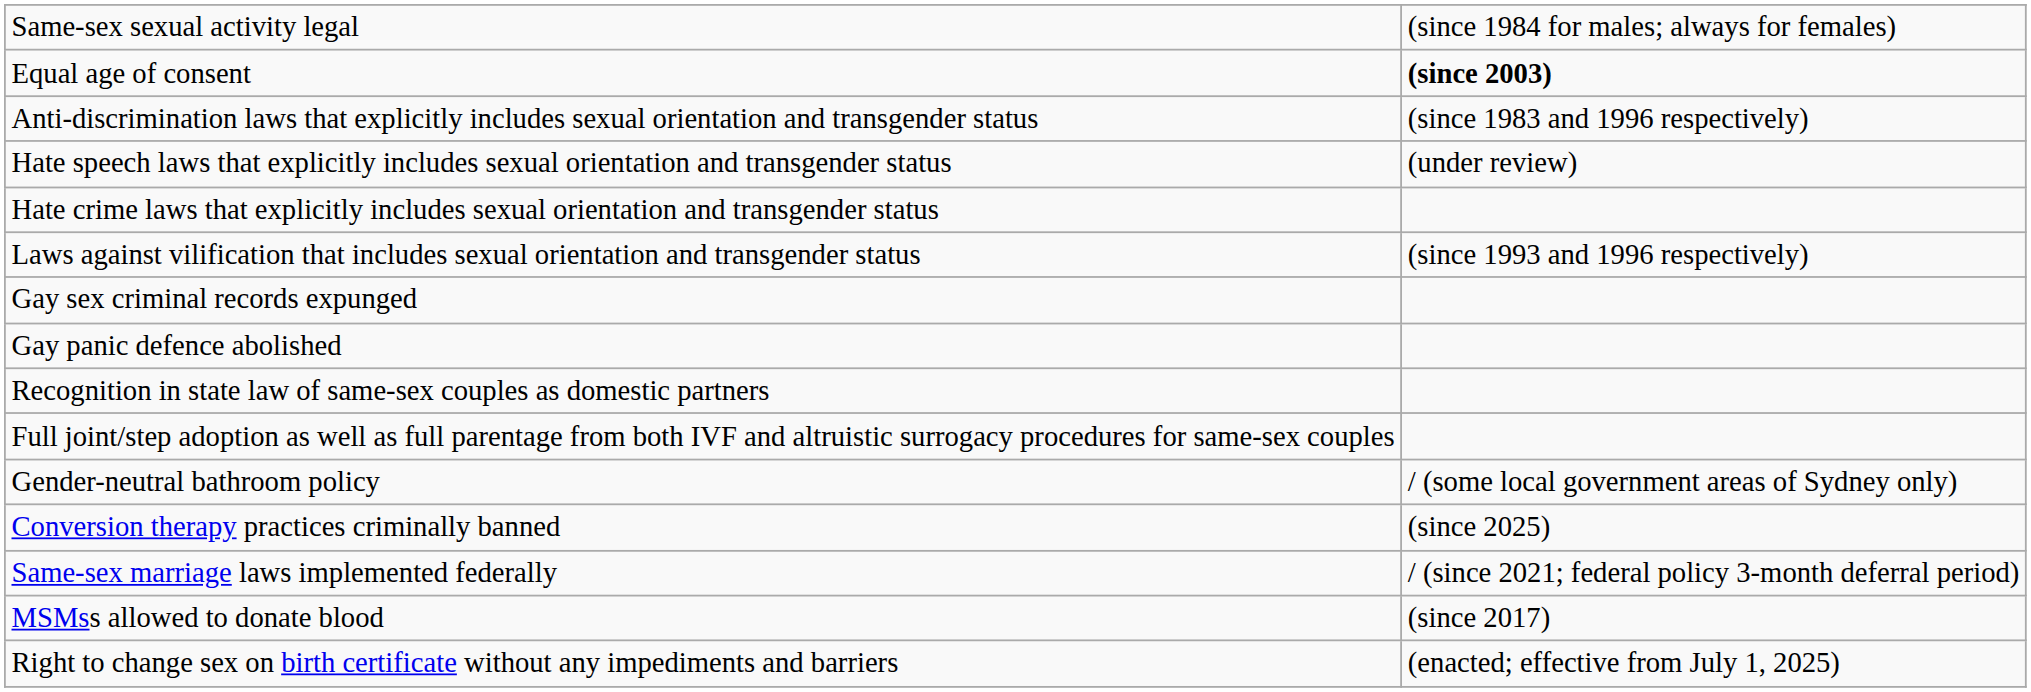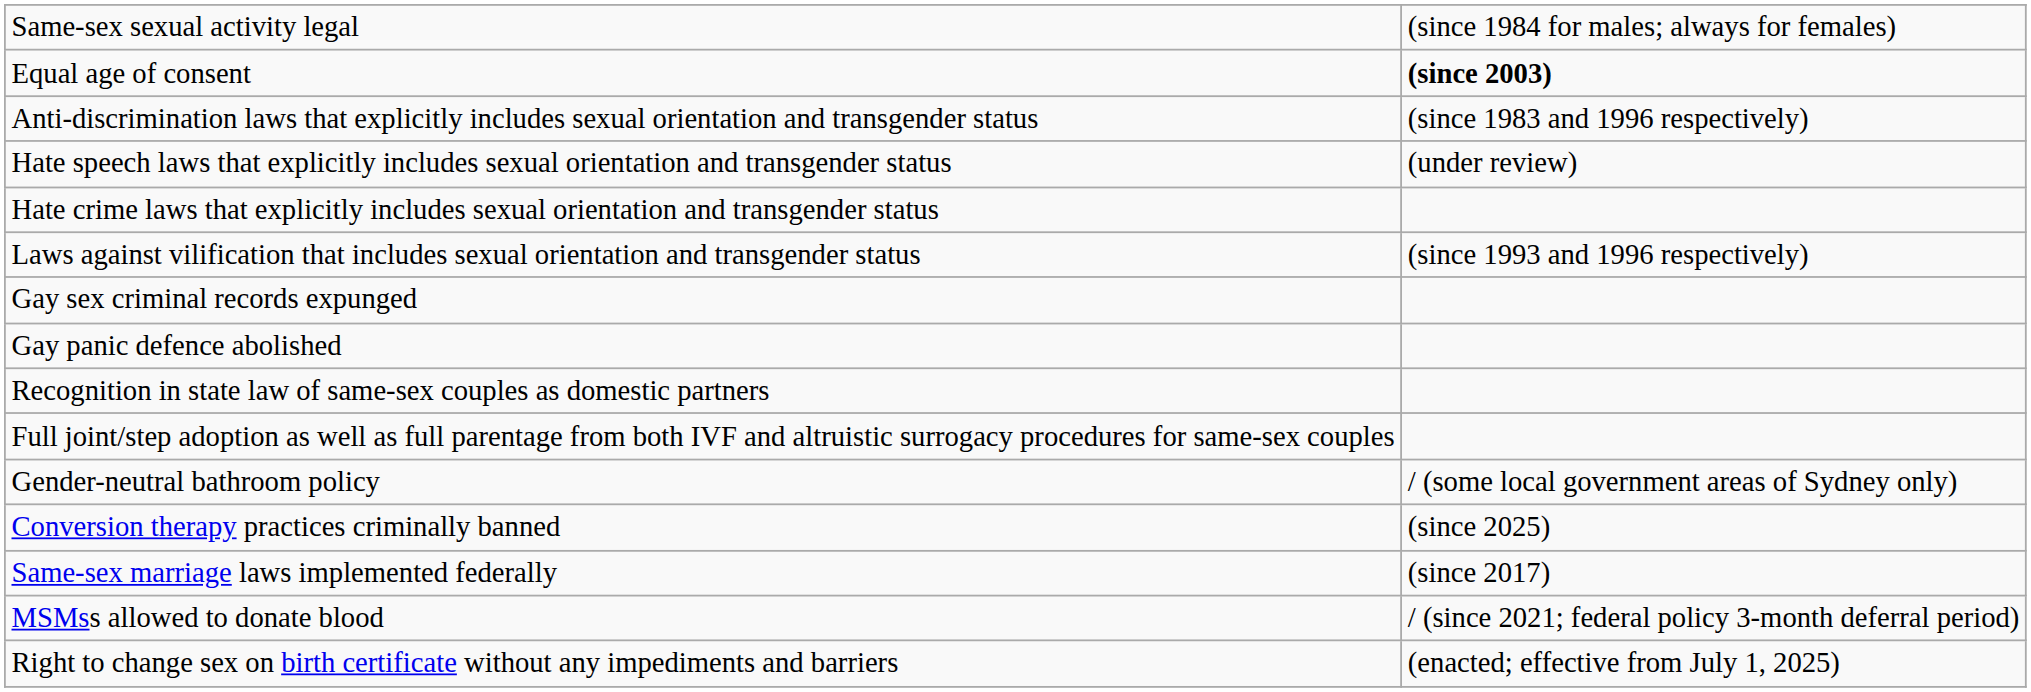(1714, 572) / (since 2021; federal policy 3-month deferral period) -> (1479, 572) (since 2017)
(1479, 617) (since 2017) -> (1714, 617) / (since 2021; federal policy 3-month deferral period)
